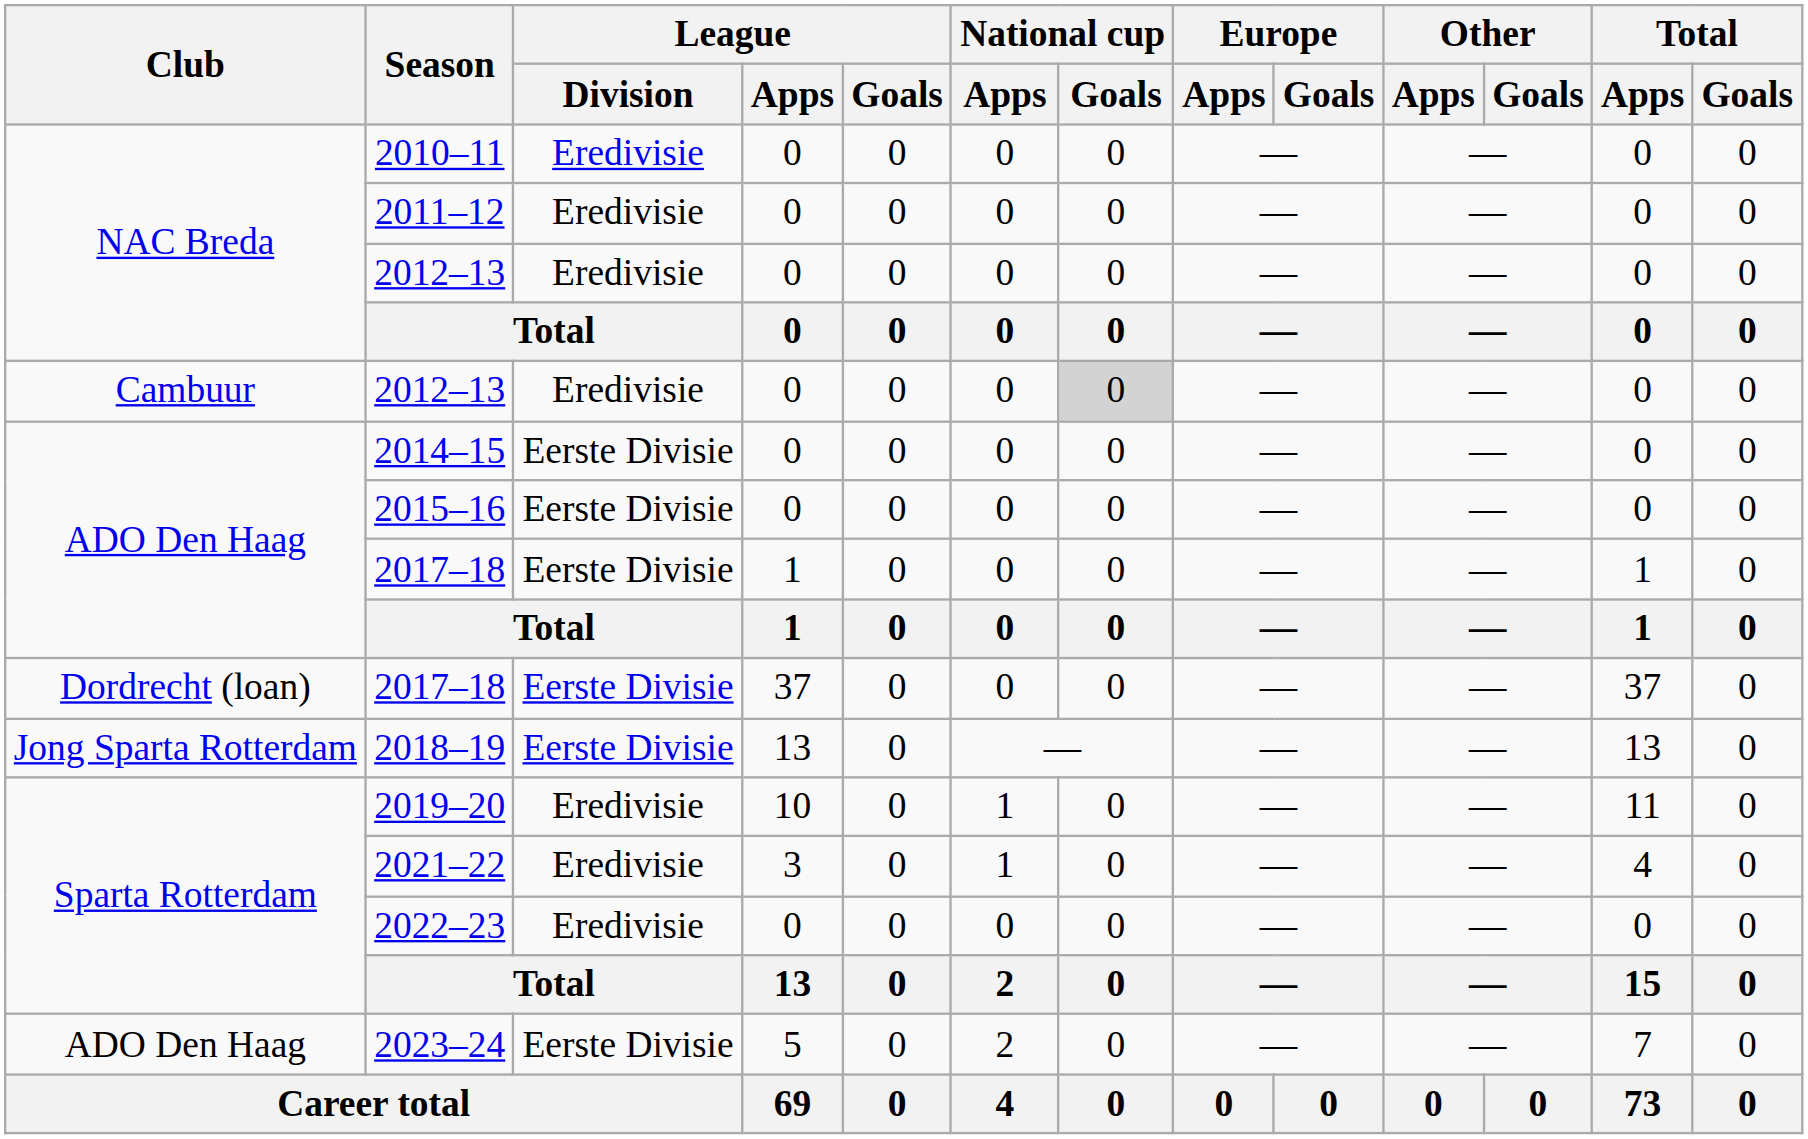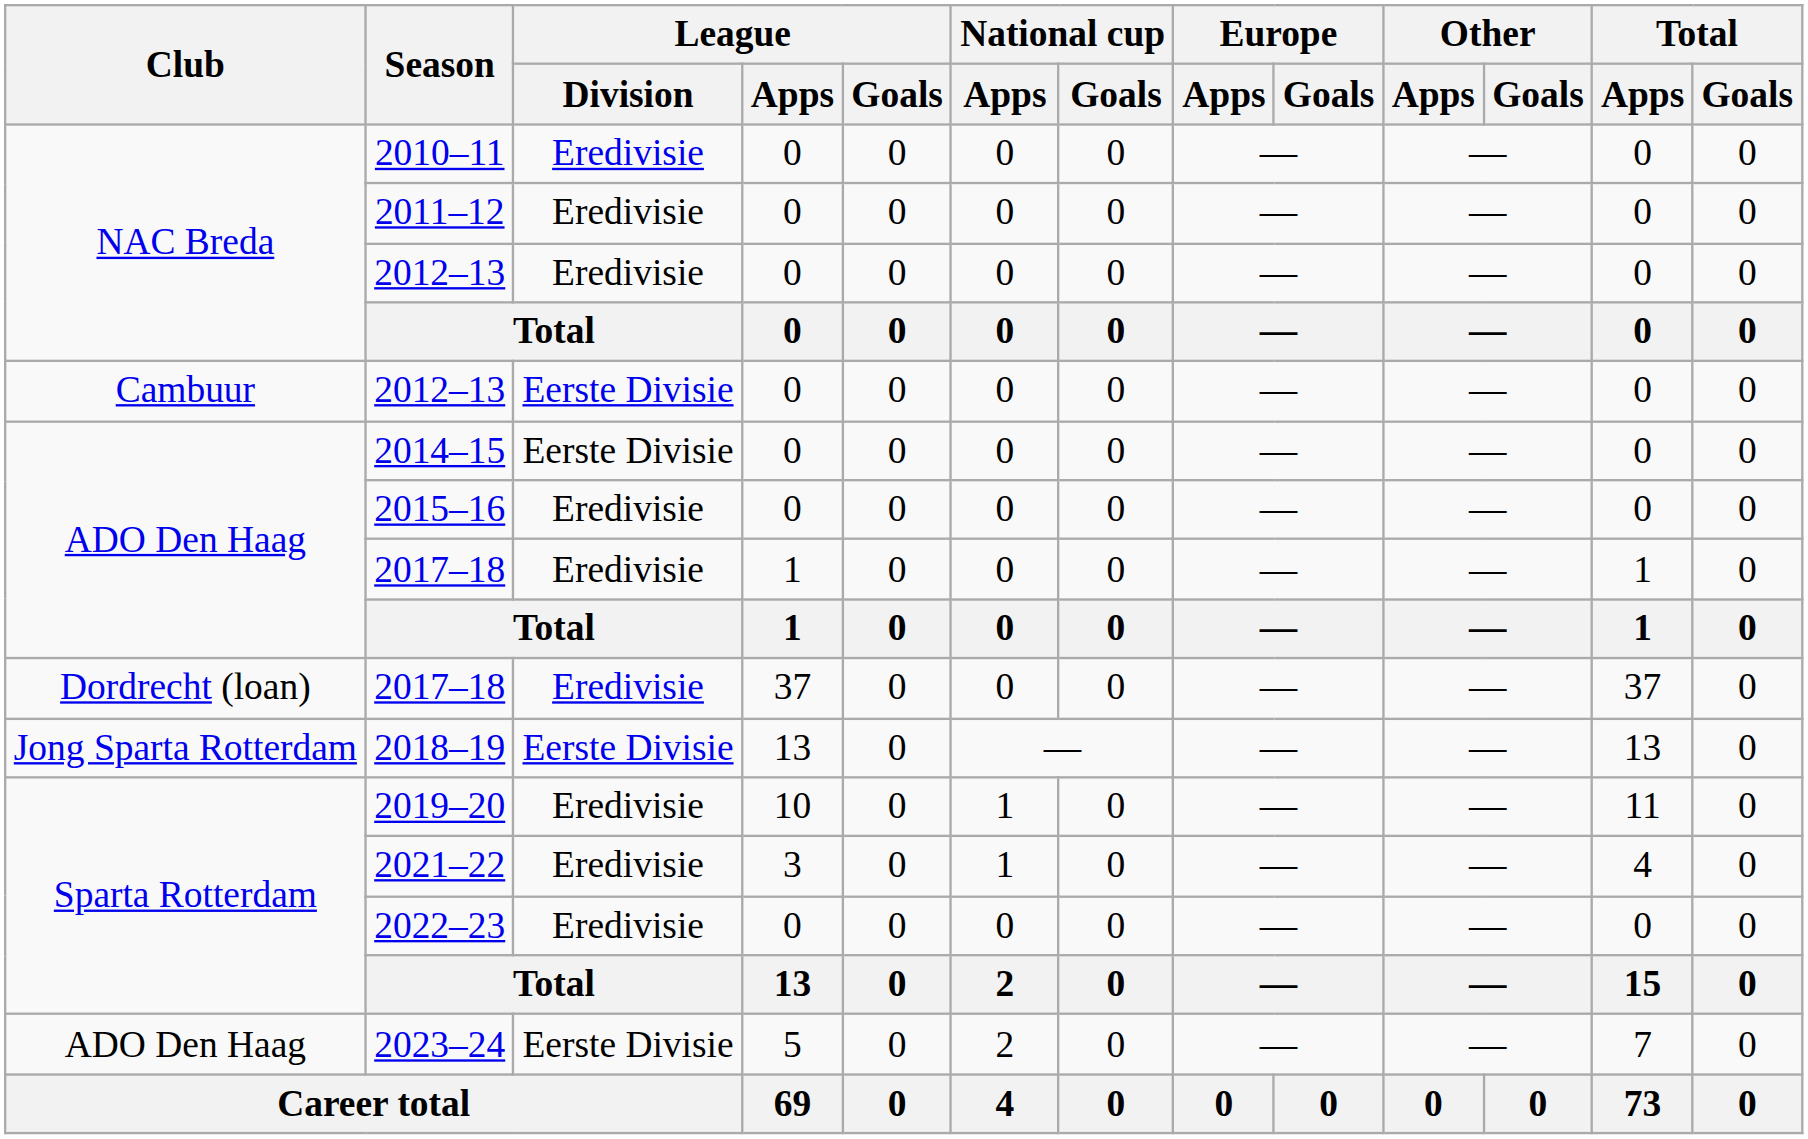(628, 390) Eredivisie -> (628, 390) Eerste Divisie
(1116, 390) lightgrey background -> (1116, 390) no background
(628, 509) Eerste Divisie -> (628, 509) Eredivisie
(628, 568) Eerste Divisie -> (628, 568) Eredivisie
(628, 687) Eerste Divisie -> (628, 687) Eredivisie
